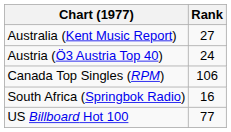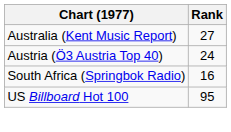- row: (86, 76)
(207, 117) 77 -> (207, 96) 95
